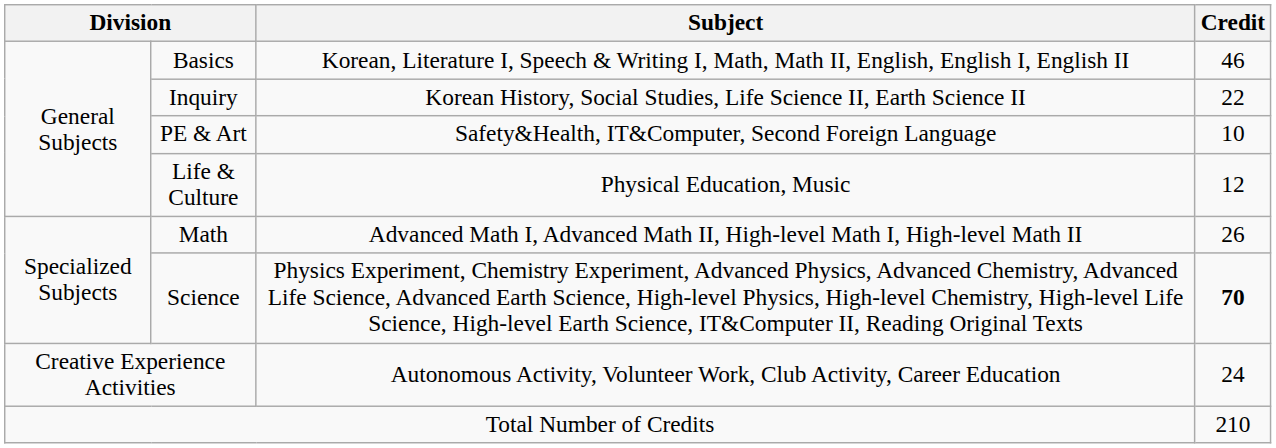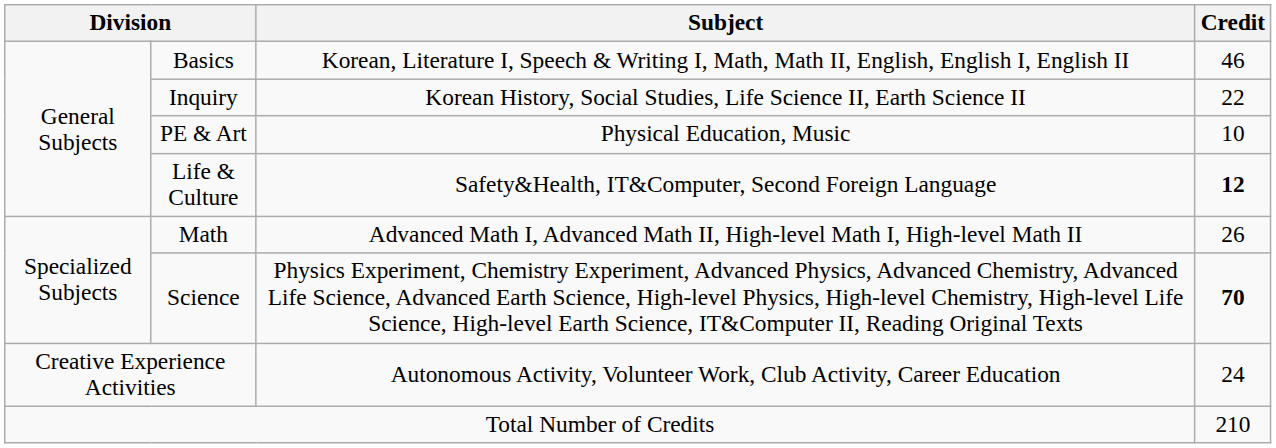(726, 134) Safety&Health, IT&Computer, Second Foreign Language -> (726, 134) Physical Education, Music
(726, 184) Physical Education, Music -> (726, 184) Safety&Health, IT&Computer, Second Foreign Language
(1233, 184) normal -> (1233, 184) bold
